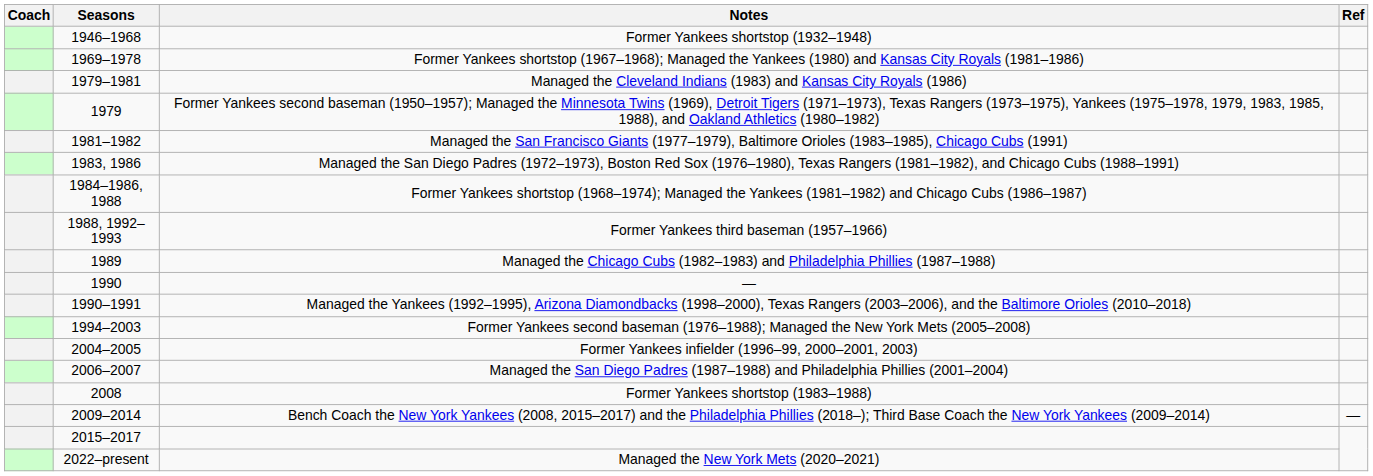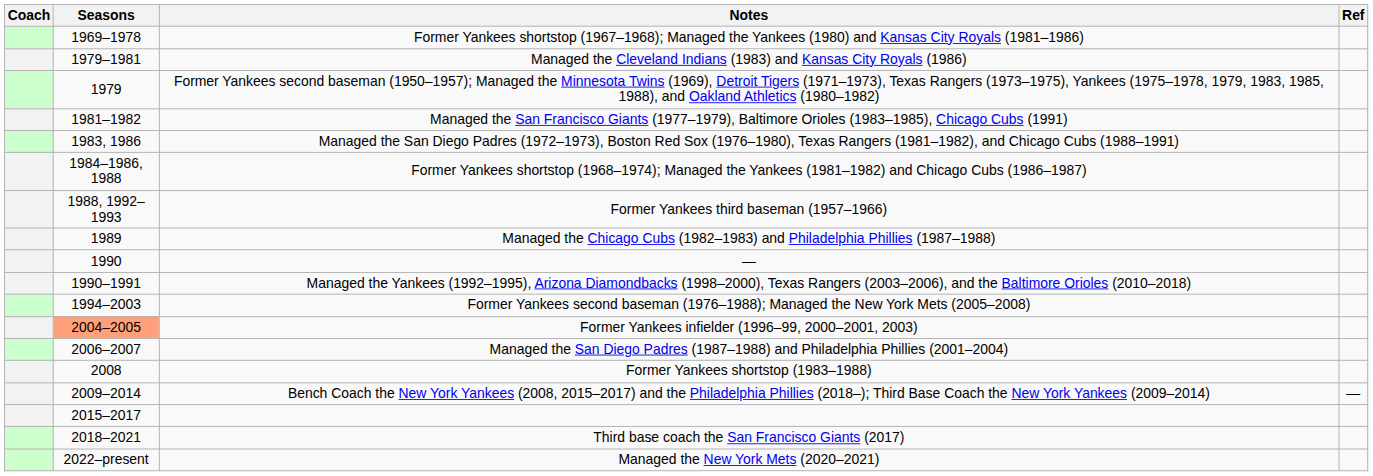- row: (749, 37)
(106, 349) no background -> (106, 327) lightsalmon background
+ row: (749, 437)
